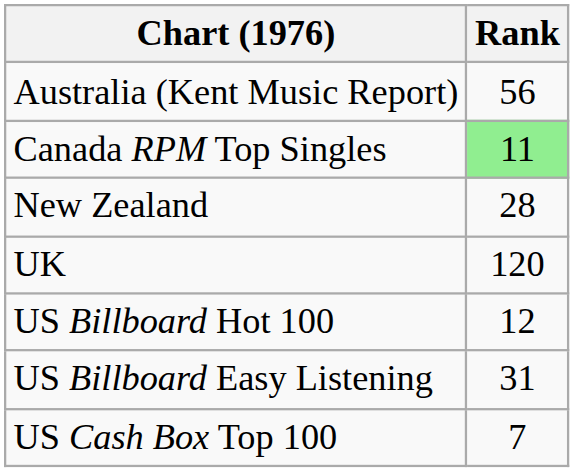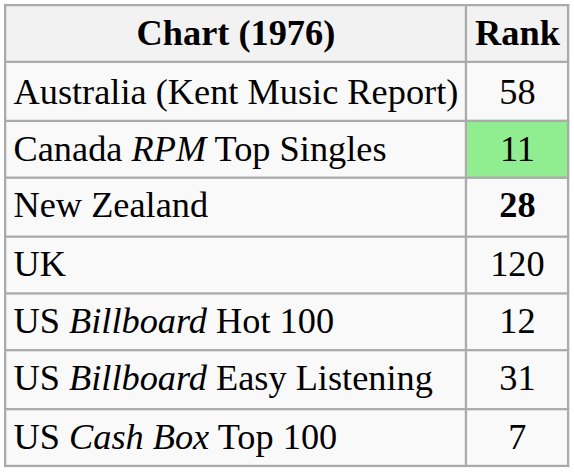(517, 90) 56 -> (517, 90) 58
(517, 206) normal -> (517, 206) bold
